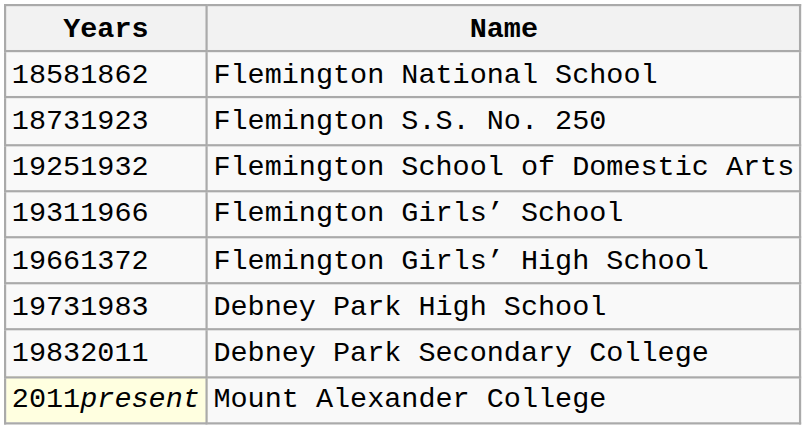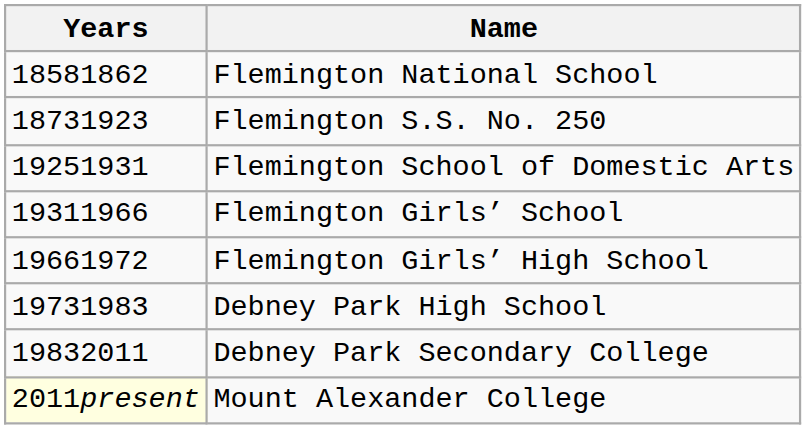(80, 167) 19251932 -> (80, 167) 19251931
(80, 260) 19661372 -> (80, 260) 19661972
